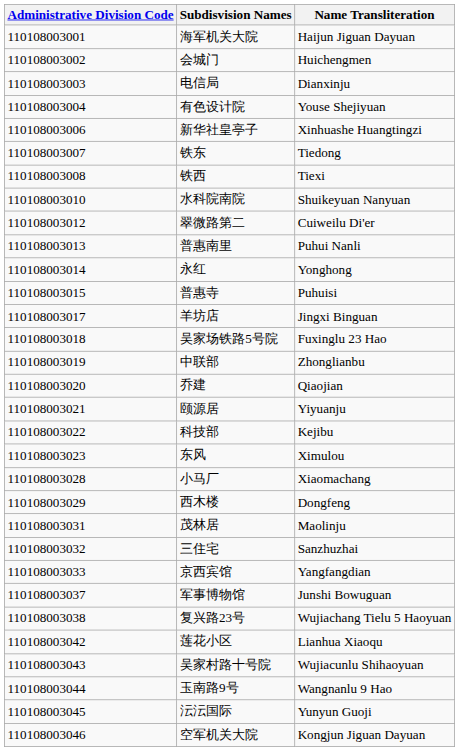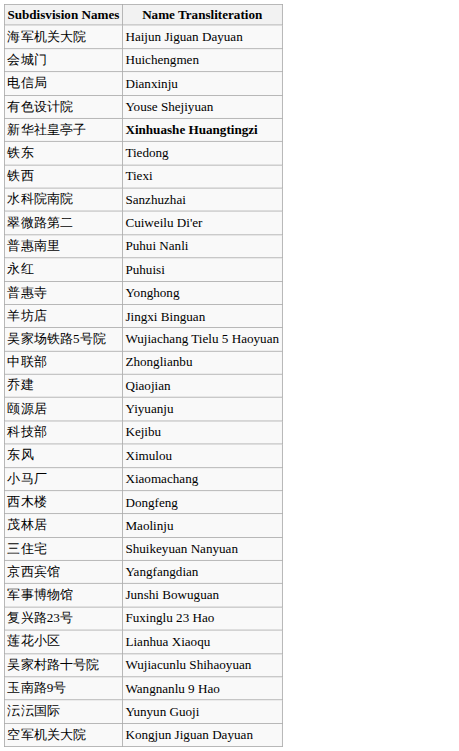- column: (91, 14)
(360, 130) normal -> (192, 130) bold
(354, 199) Shuikeyuan Nanyuan -> (156, 199) Sanzhuzhai
(325, 269) Yonghong -> (145, 269) Puhuisi
(317, 292) Puhuisi -> (152, 292) Yonghong
(342, 339) Fuxinglu 23 Hao -> (202, 339) Wujiachang Tielu 5 Haoyuan
(328, 548) Sanzhuzhai -> (182, 548) Shuikeyuan Nanyuan
(374, 618) Wujiachang Tielu 5 Haoyuan -> (170, 618) Fuxinglu 23 Hao
